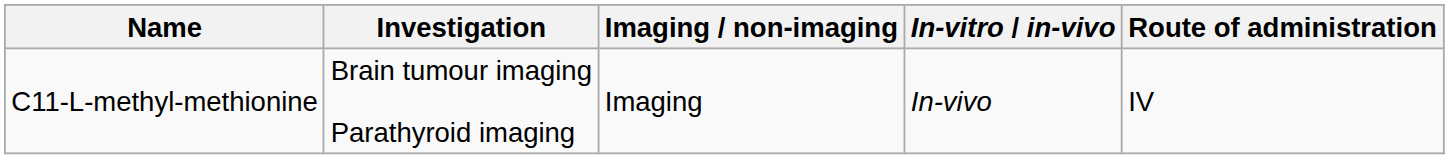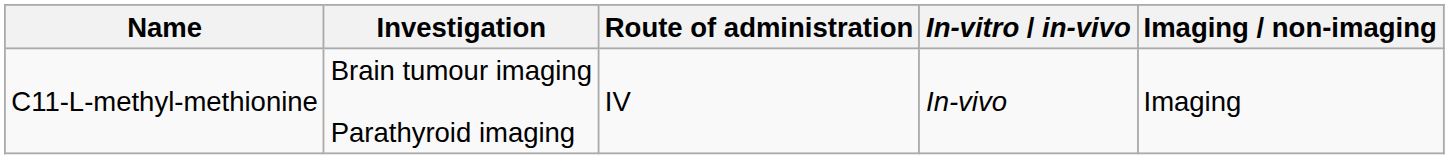columns swapped: (1282, 27) <-> (751, 27)
